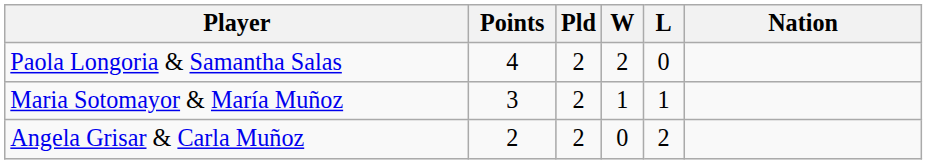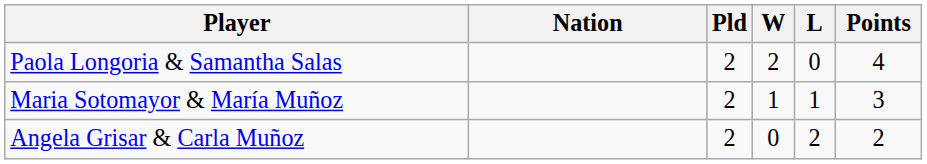columns swapped: (803, 23) <-> (512, 23)
